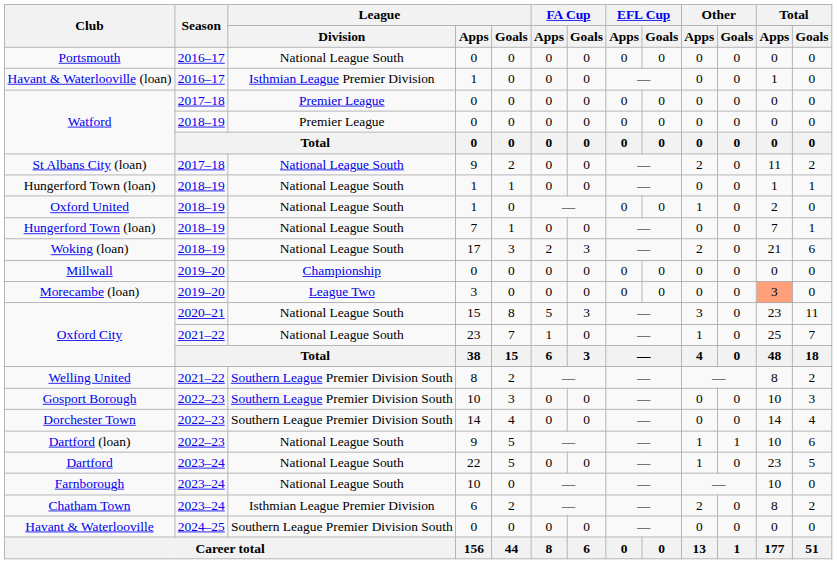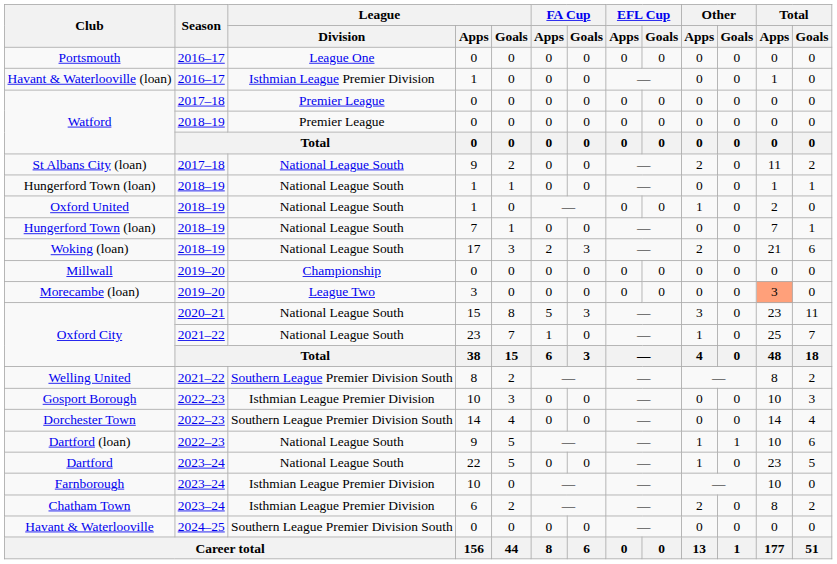(342, 57) National League South -> (342, 57) League One
(342, 398) Southern League Premier Division South -> (342, 398) Isthmian League Premier Division
(342, 484) National League South -> (342, 484) Isthmian League Premier Division
